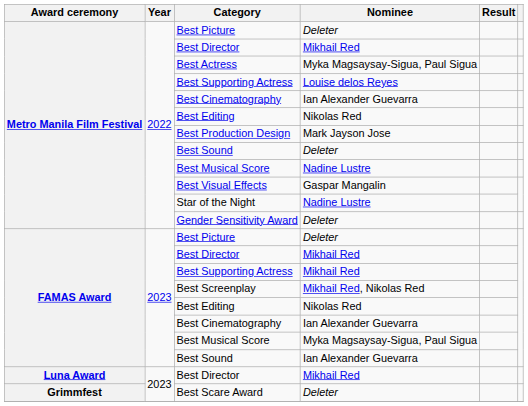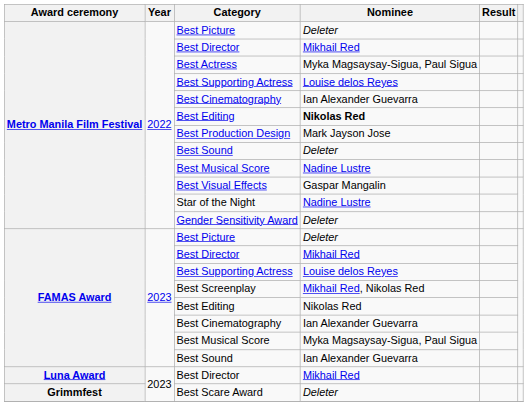(332, 116) normal -> (334, 116) bold
(331, 271) Mikhail Red -> (350, 271) Louise delos Reyes
